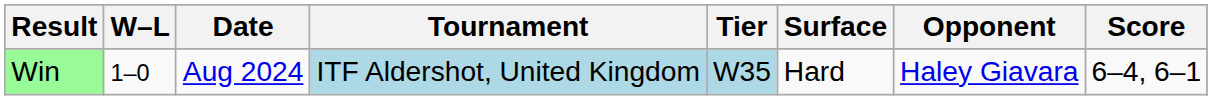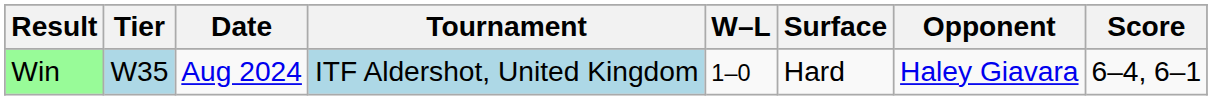columns swapped: (140, 26) <-> (742, 26)
